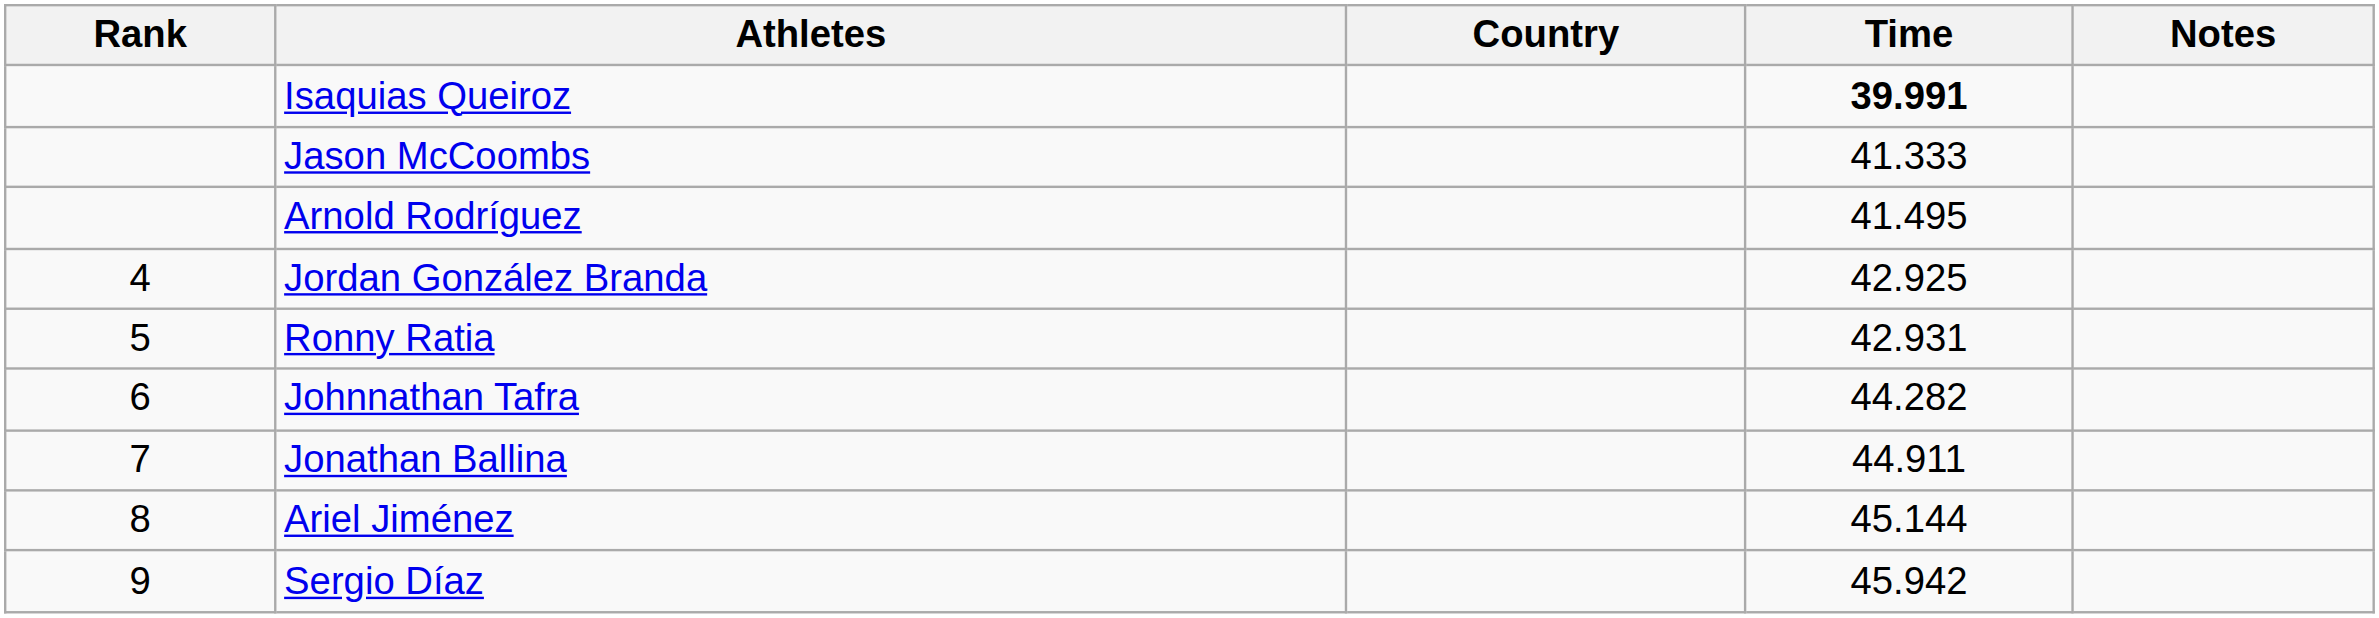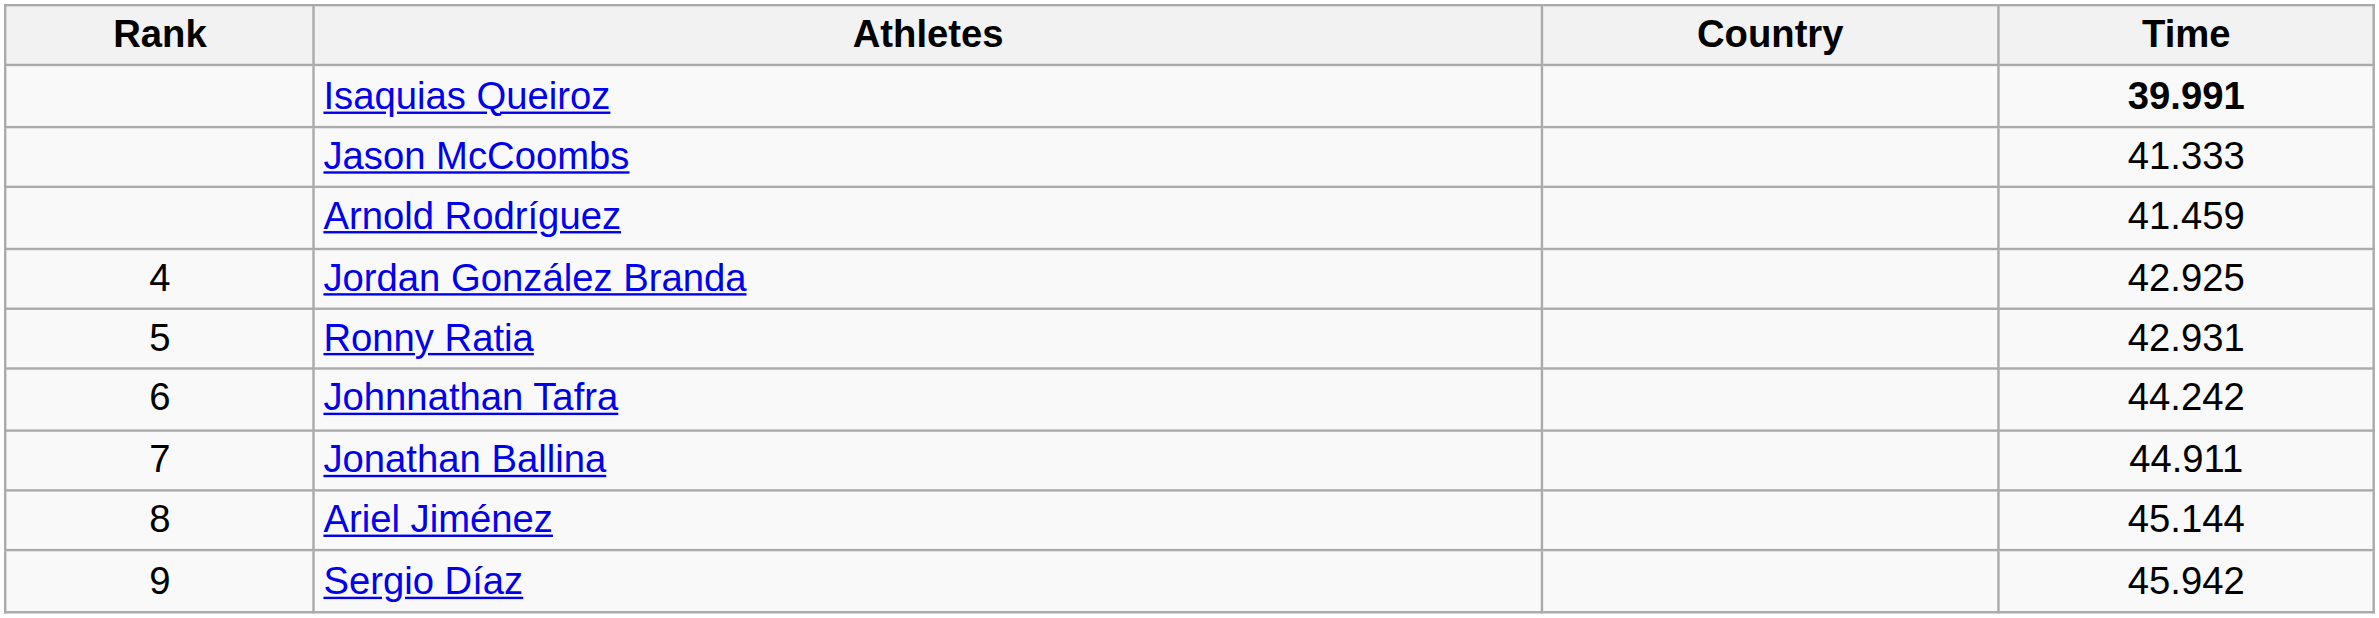- column: (2223, 34)
(1909, 216) 41.495 -> (2186, 216) 41.459
(1909, 398) 44.282 -> (2186, 398) 44.242
